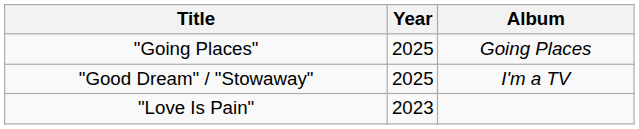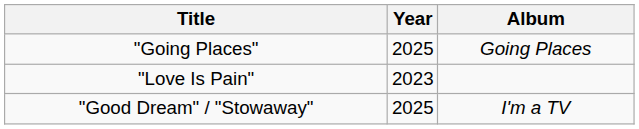rows swapped: (196, 108) <-> (196, 78)
